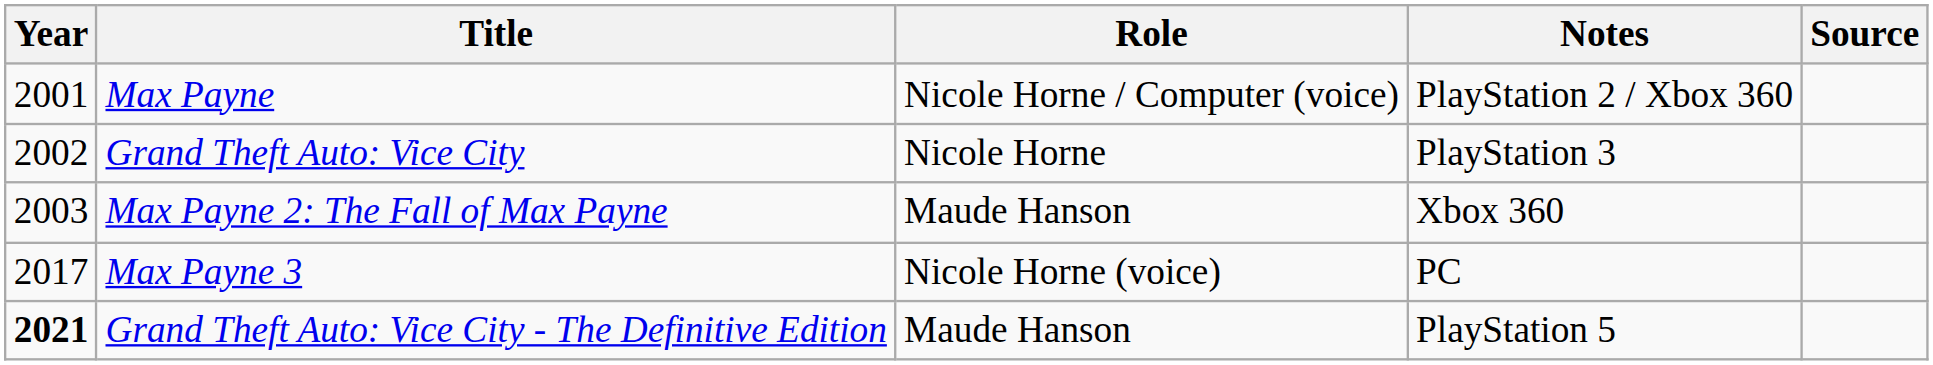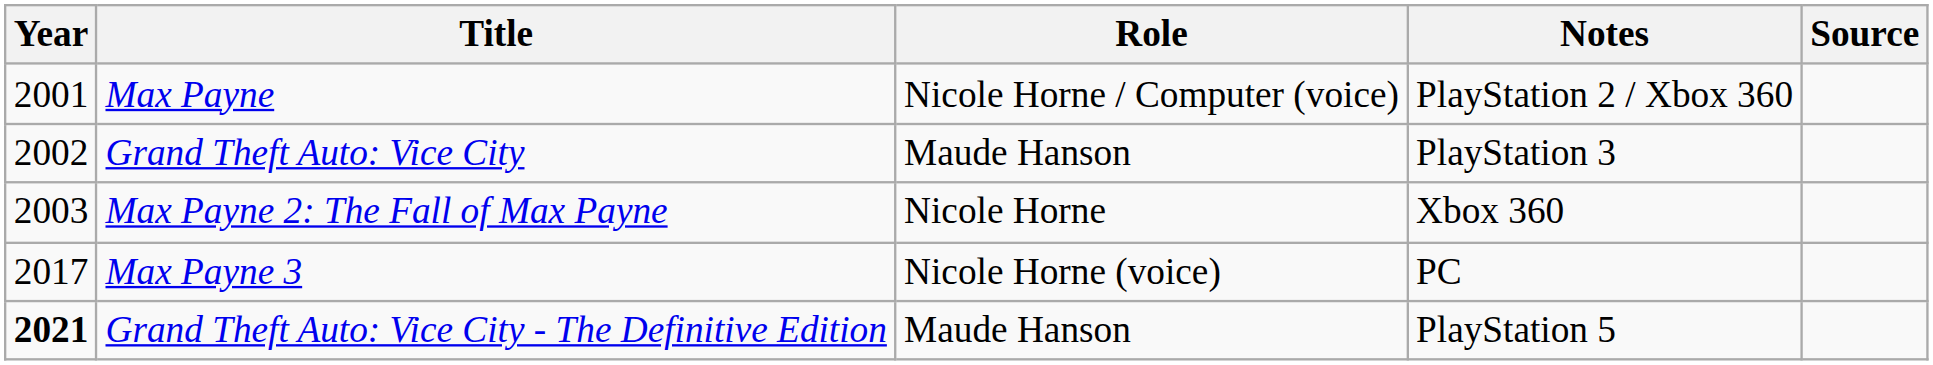(1005, 152) Nicole Horne -> (1017, 152) Maude Hanson
(1017, 211) Maude Hanson -> (1005, 211) Nicole Horne
